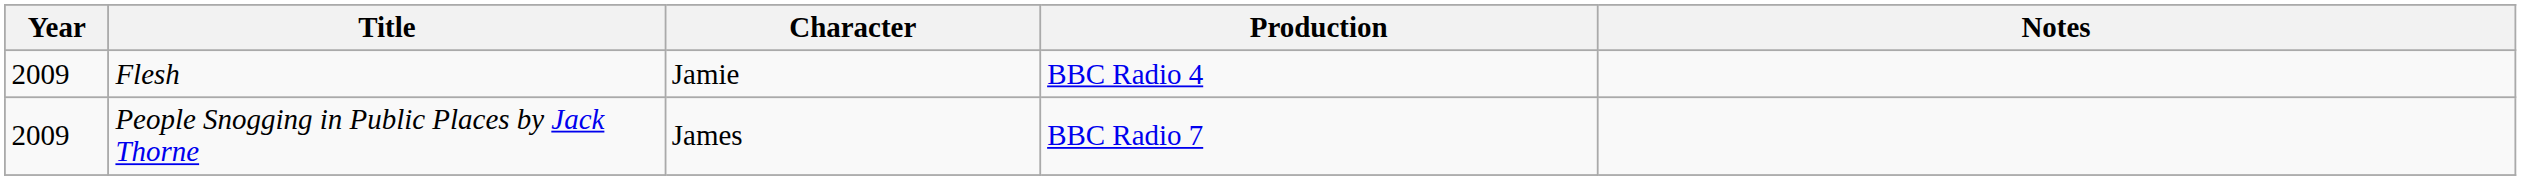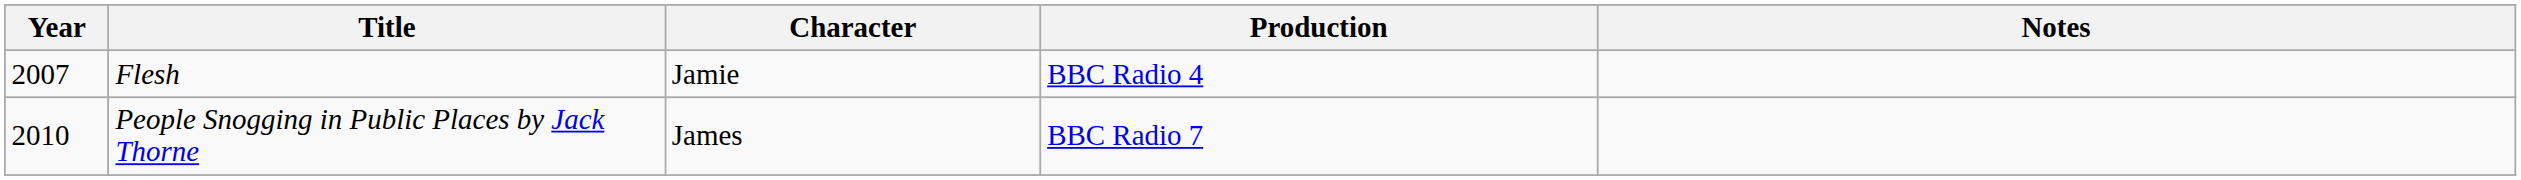(41, 73) 2009 -> (41, 73) 2007
(41, 135) 2009 -> (41, 135) 2010
